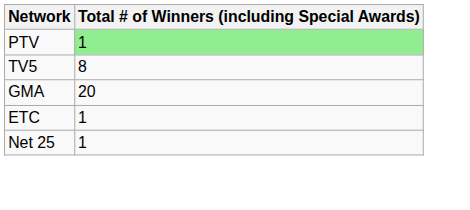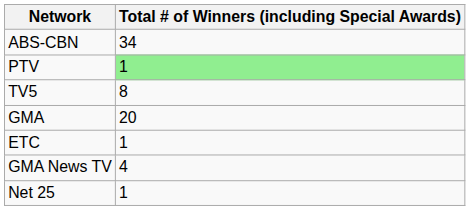+ row: (43, 42)
+ row: (60, 167)
